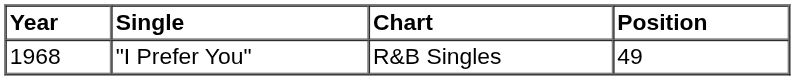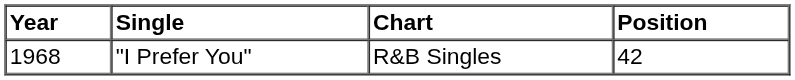(630, 56) 49 -> (630, 56) 42
